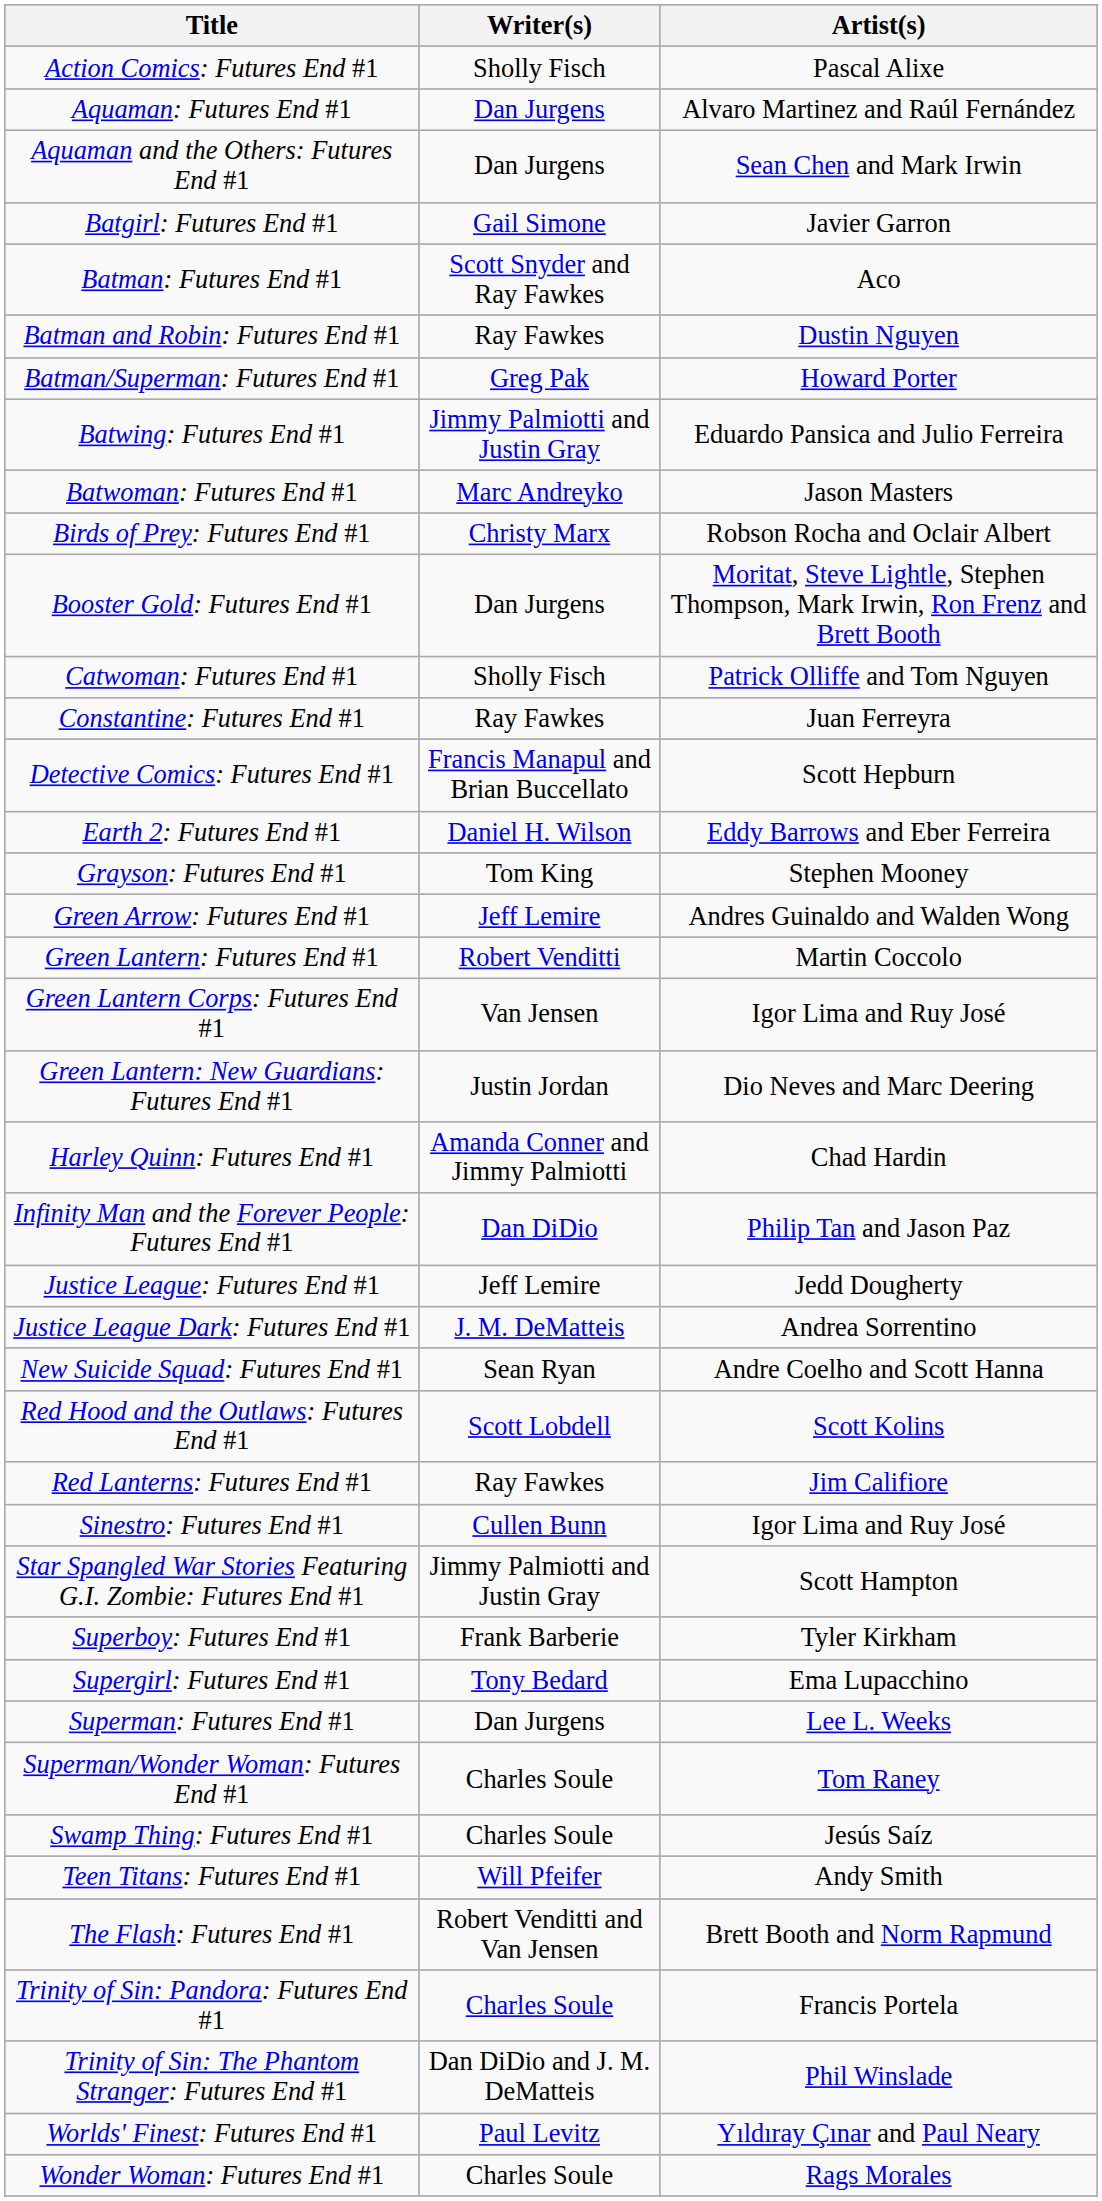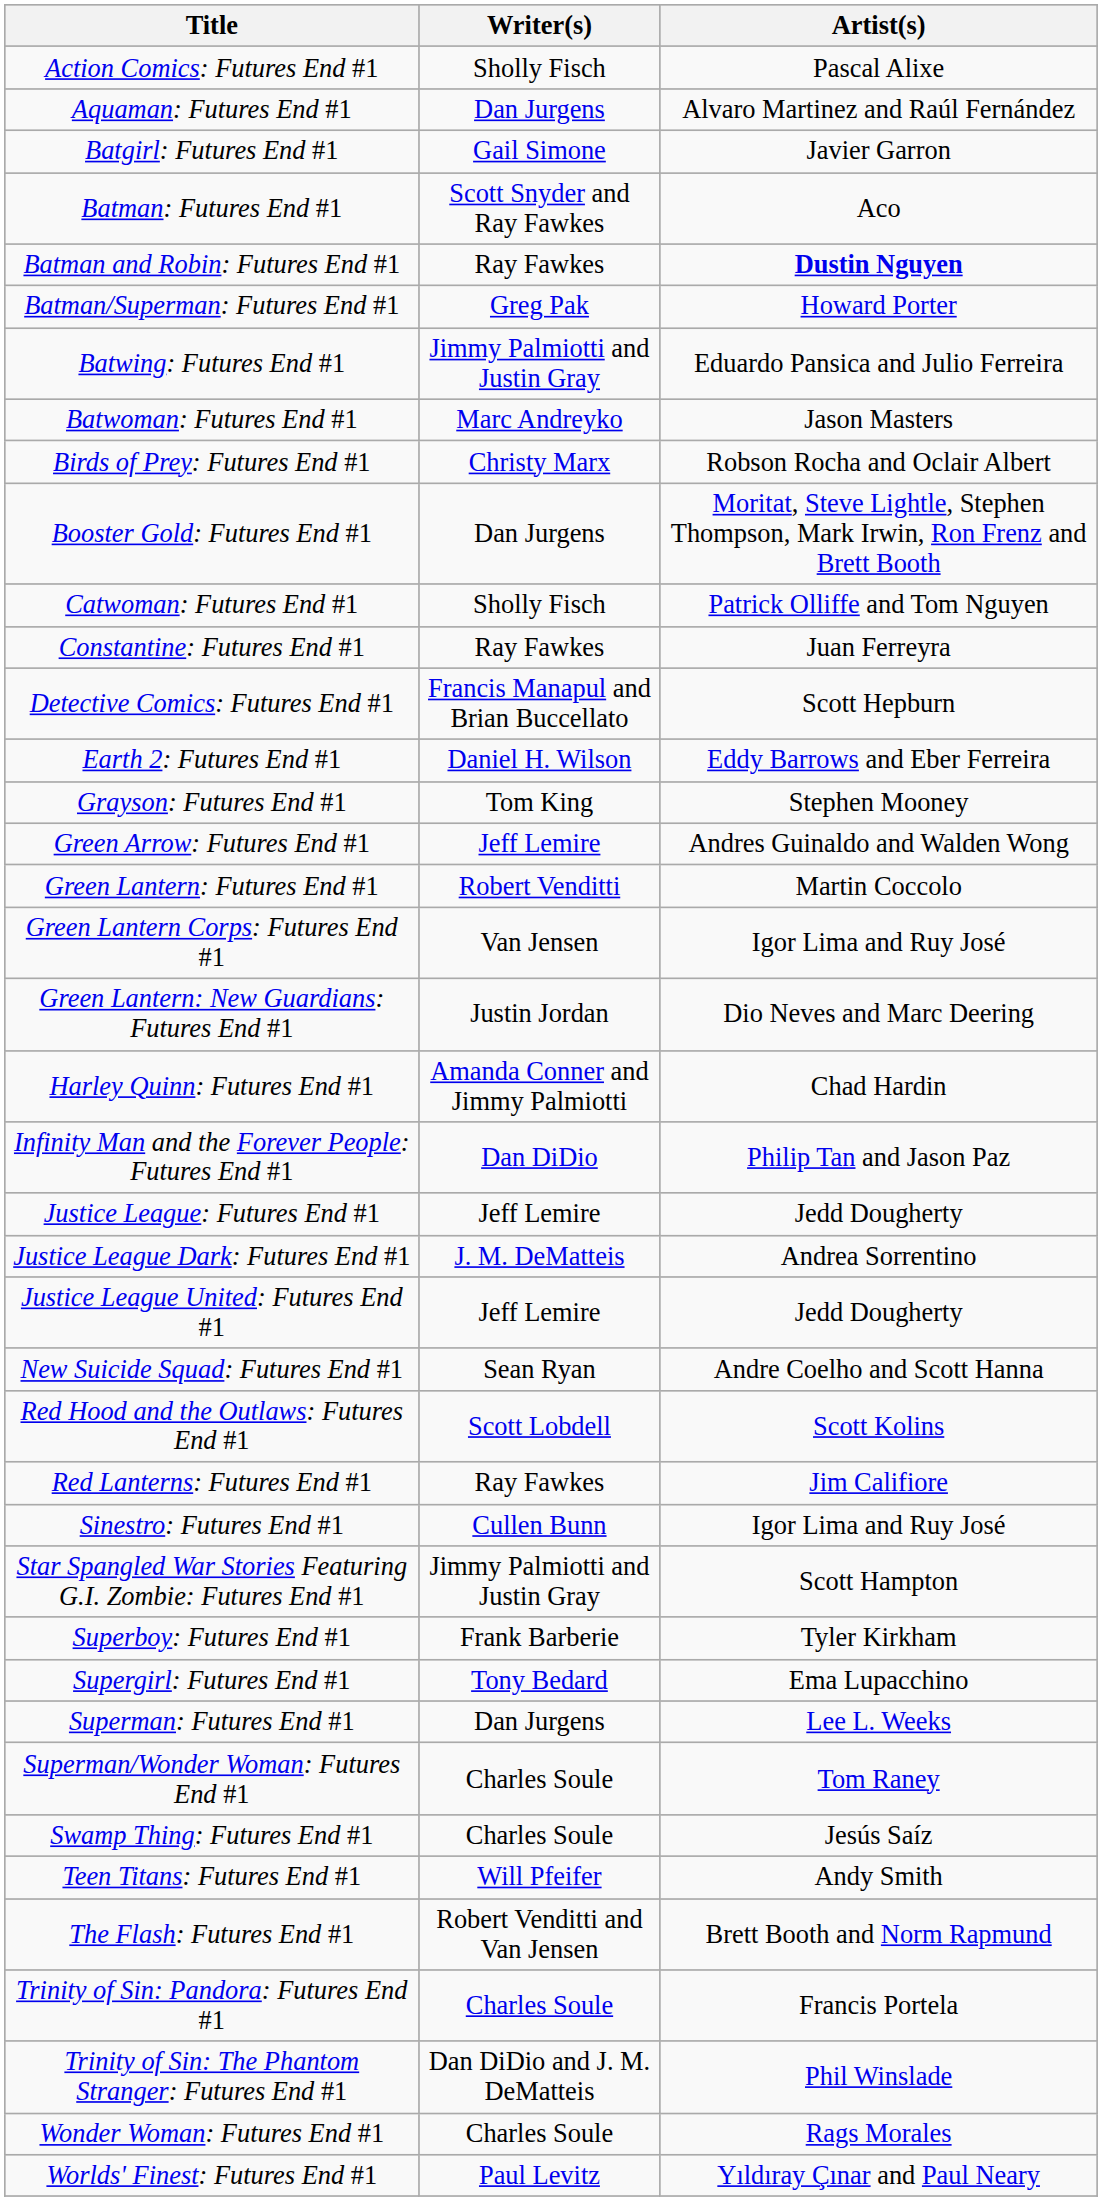- row: (212, 165)
(879, 336) normal -> (879, 264) bold
+ row: (212, 1312)
rows swapped: (212, 2175) <-> (212, 2133)
